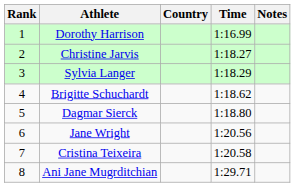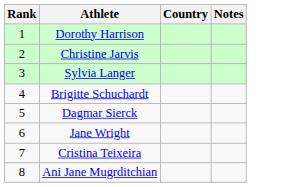- column: (233, 14)
